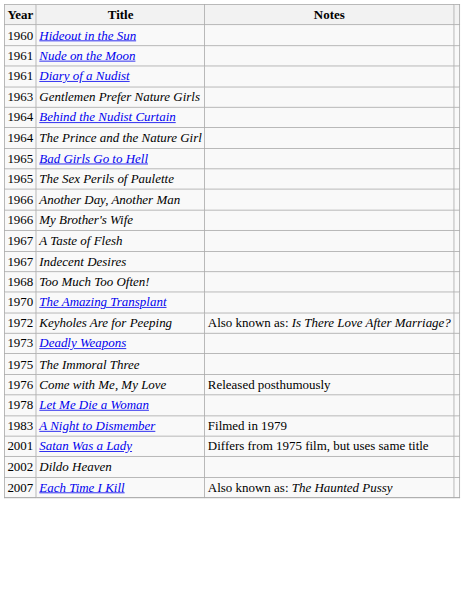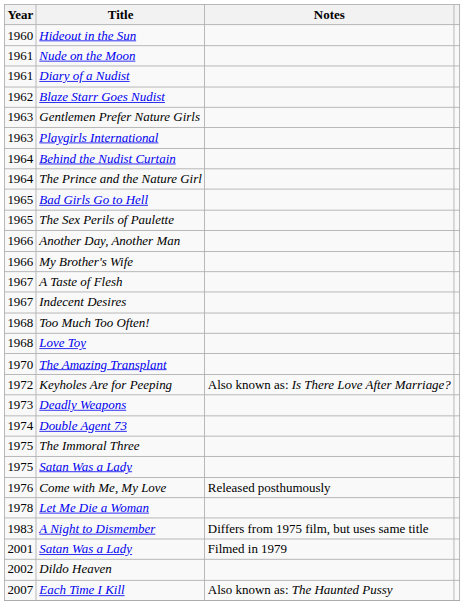+ row: (20, 96)
+ row: (20, 138)
+ row: (20, 343)
+ row: (20, 425)
+ row: (20, 466)
(247, 425) Filmed in 1979 -> (318, 528) Differs from 1975 film, but uses same title
(318, 446) Differs from 1975 film, but uses same title -> (247, 549) Filmed in 1979
